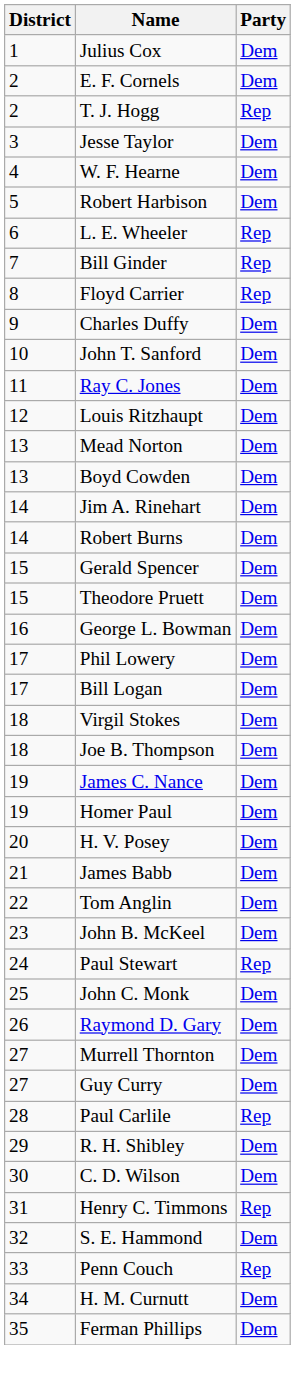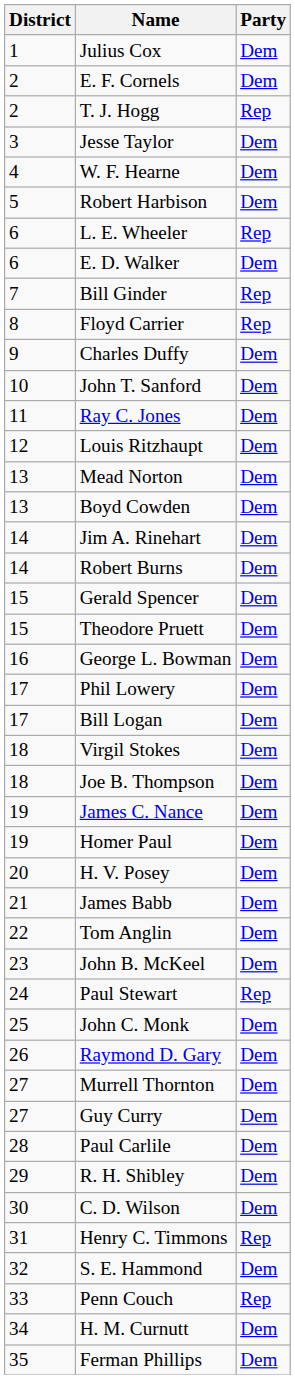+ row: (129, 263)
(256, 1115) Rep -> (259, 1146) Dem
